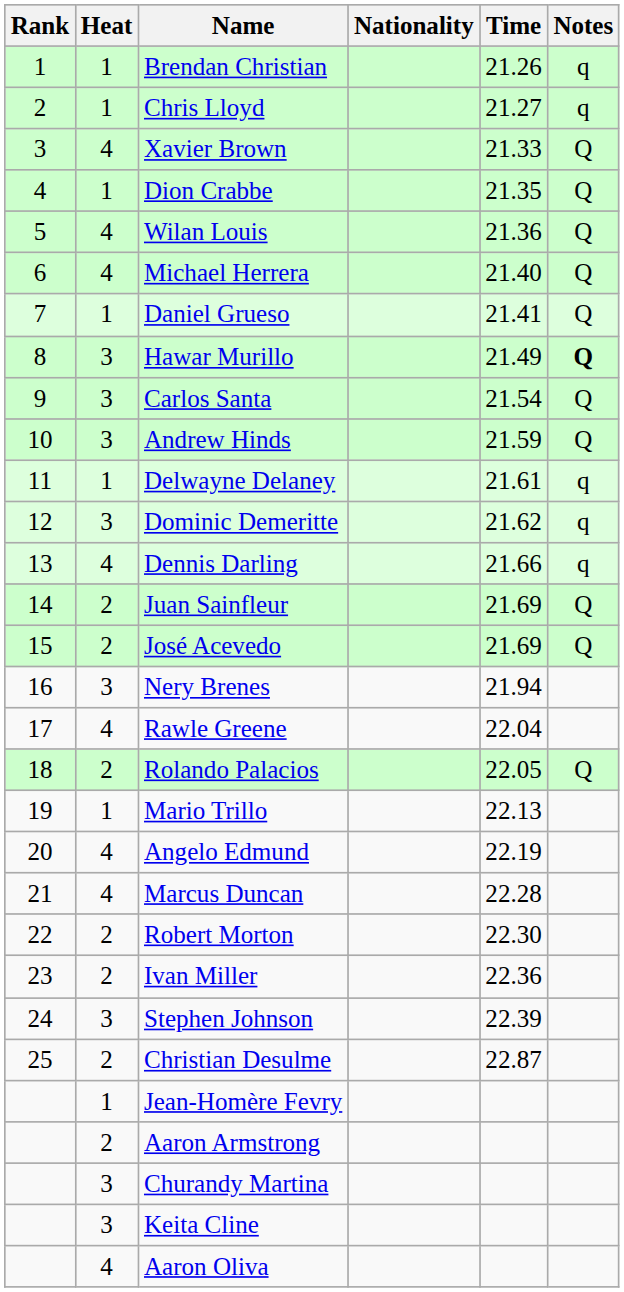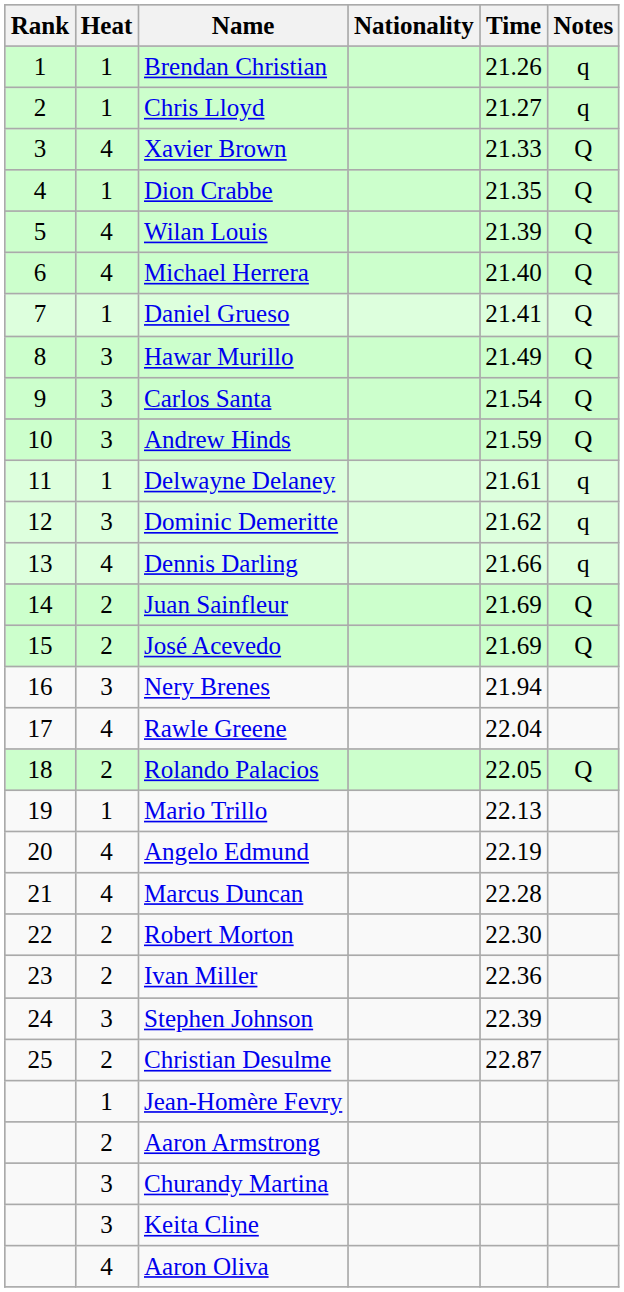(514, 232) 21.36 -> (514, 232) 21.39
(583, 356) bold -> (583, 356) normal
